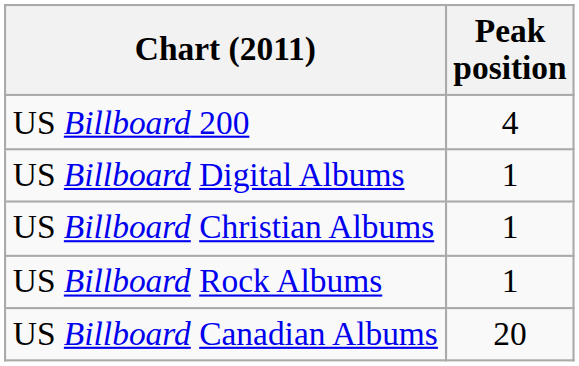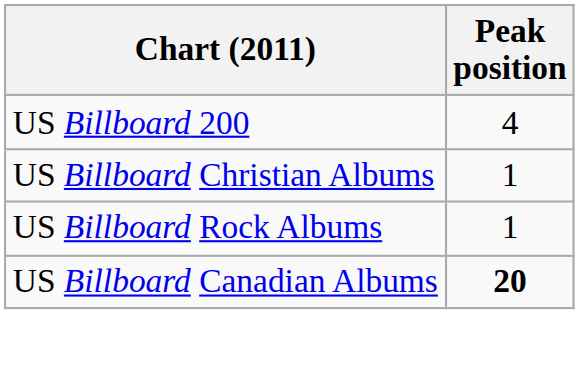- row: (209, 174)
(510, 333) normal -> (510, 280) bold
